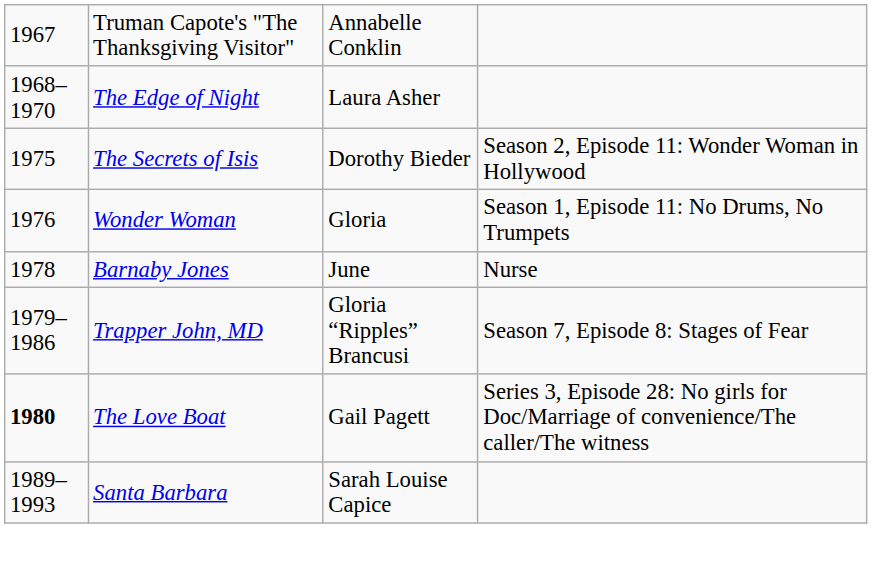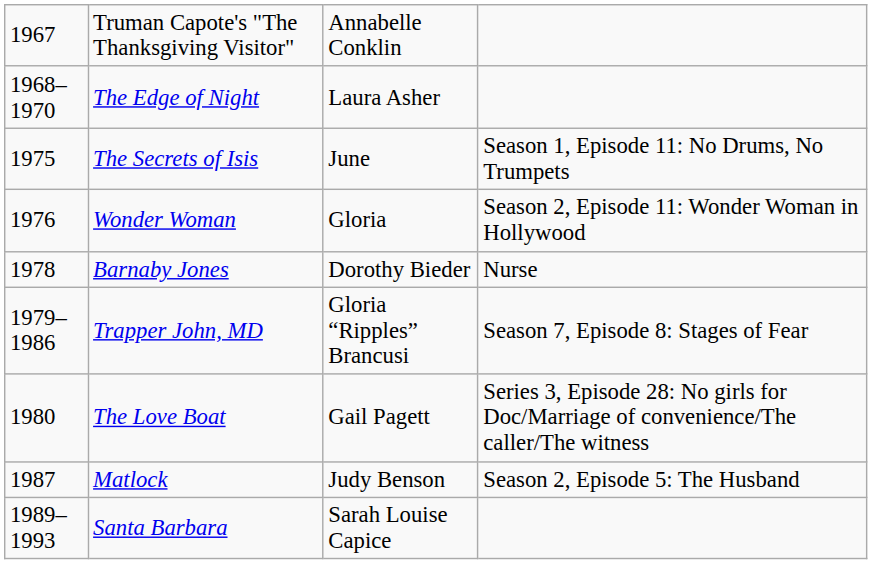(399, 158) Dorothy Bieder -> (349, 158) June
(671, 158) Season 2, Episode 11: Wonder Woman in Hollywood -> (653, 158) Season 1, Episode 11: No Drums, No Trumpets
(653, 220) Season 1, Episode 11: No Drums, No Trumpets -> (671, 220) Season 2, Episode 11: Wonder Woman in Hollywood
(349, 268) June -> (399, 268) Dorothy Bieder
(33, 417) bold -> (33, 417) normal
+ row: (130, 479)
